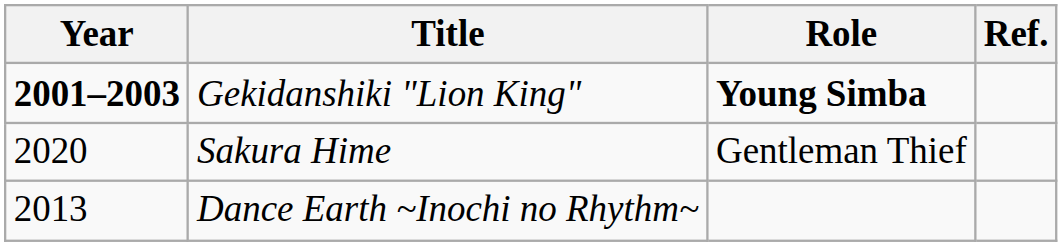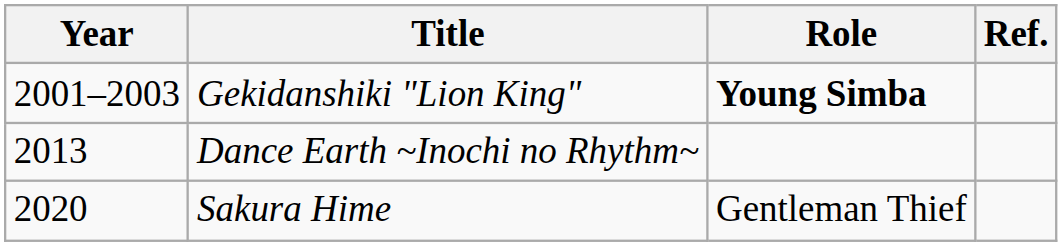(97, 92) bold -> (97, 92) normal
rows swapped: (448, 209) <-> (294, 151)
